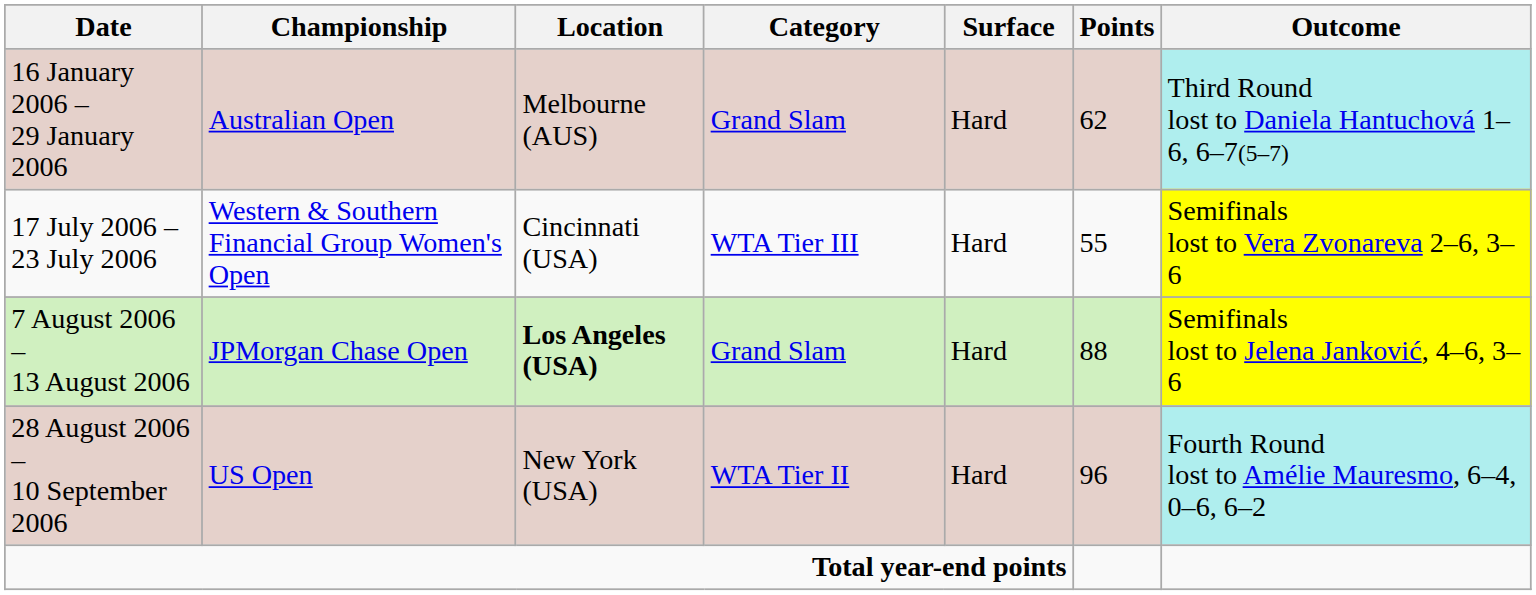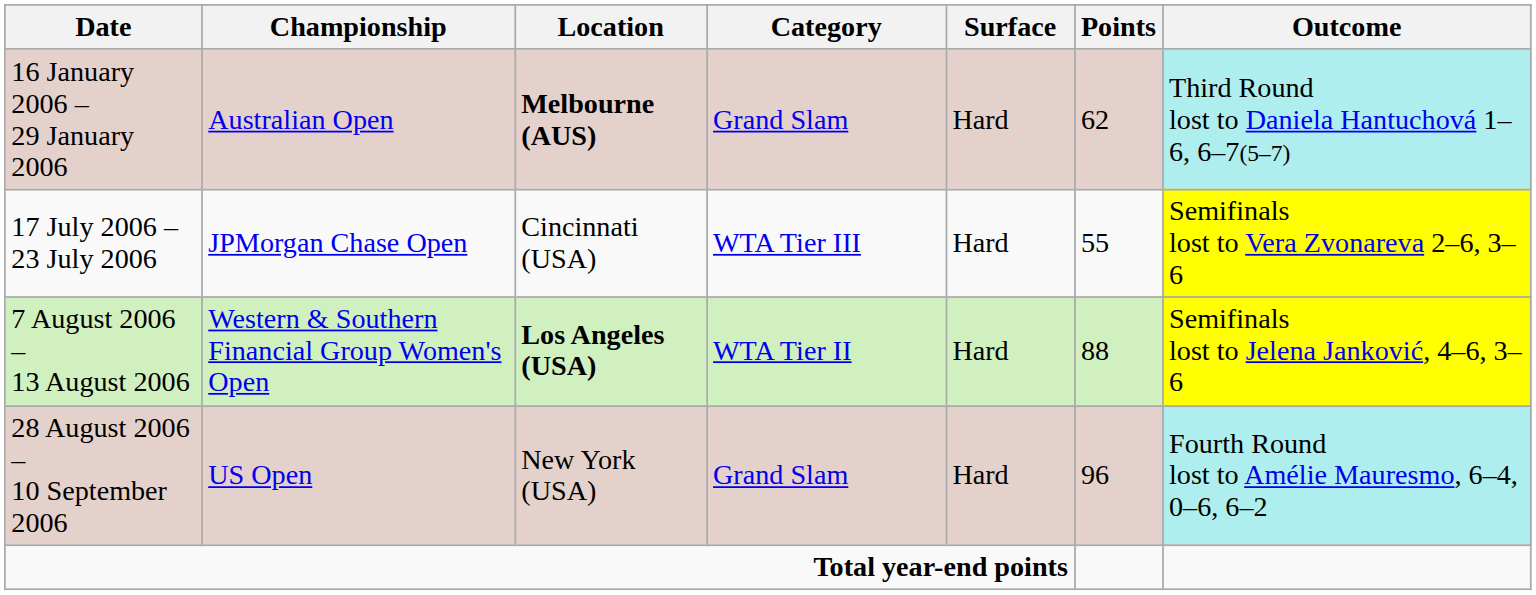(584, 119) normal -> (588, 119) bold
(355, 242) Western & Southern Financial Group Women's Open -> (338, 242) JPMorgan Chase Open
(338, 350) JPMorgan Chase Open -> (355, 350) Western & Southern Financial Group Women's Open
(778, 350) Grand Slam -> (782, 350) WTA Tier II
(780, 474) WTA Tier II -> (781, 474) Grand Slam
